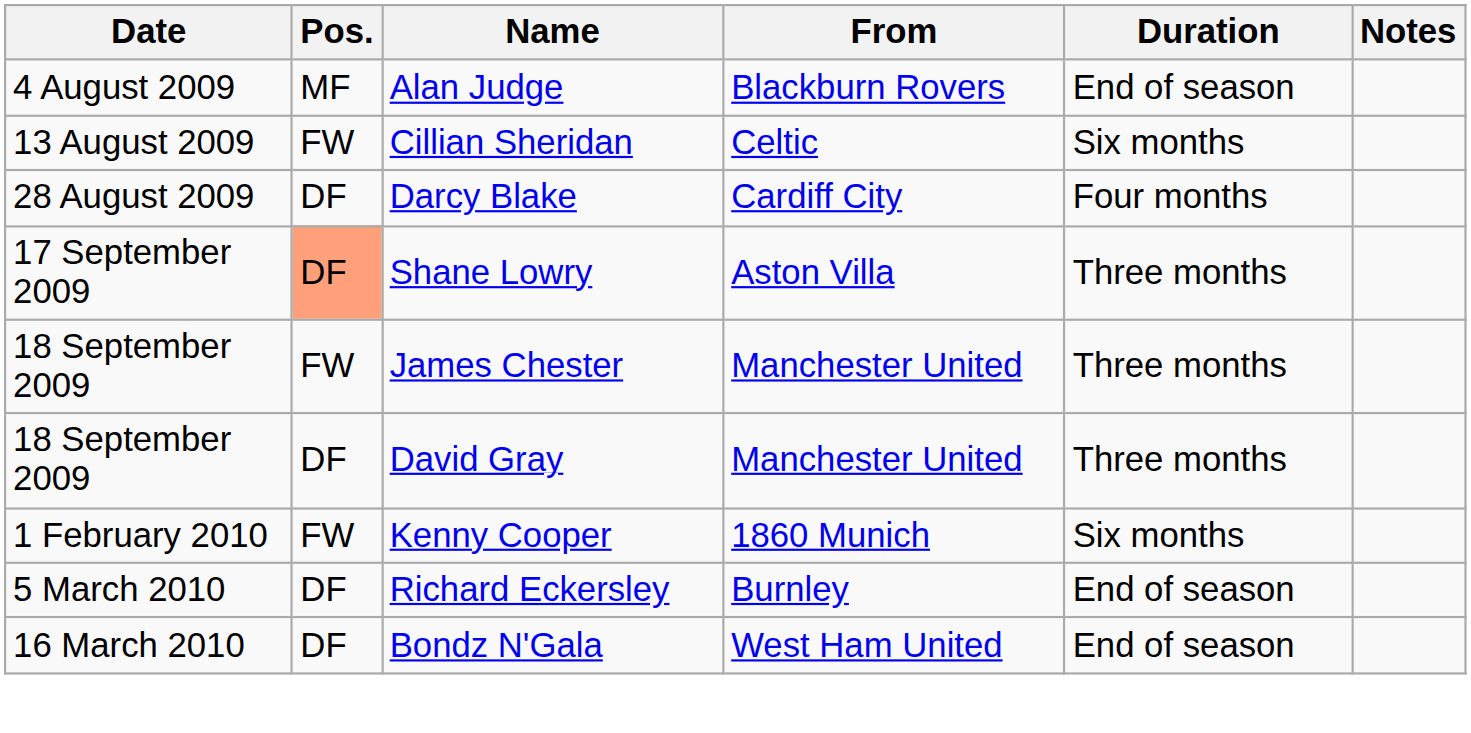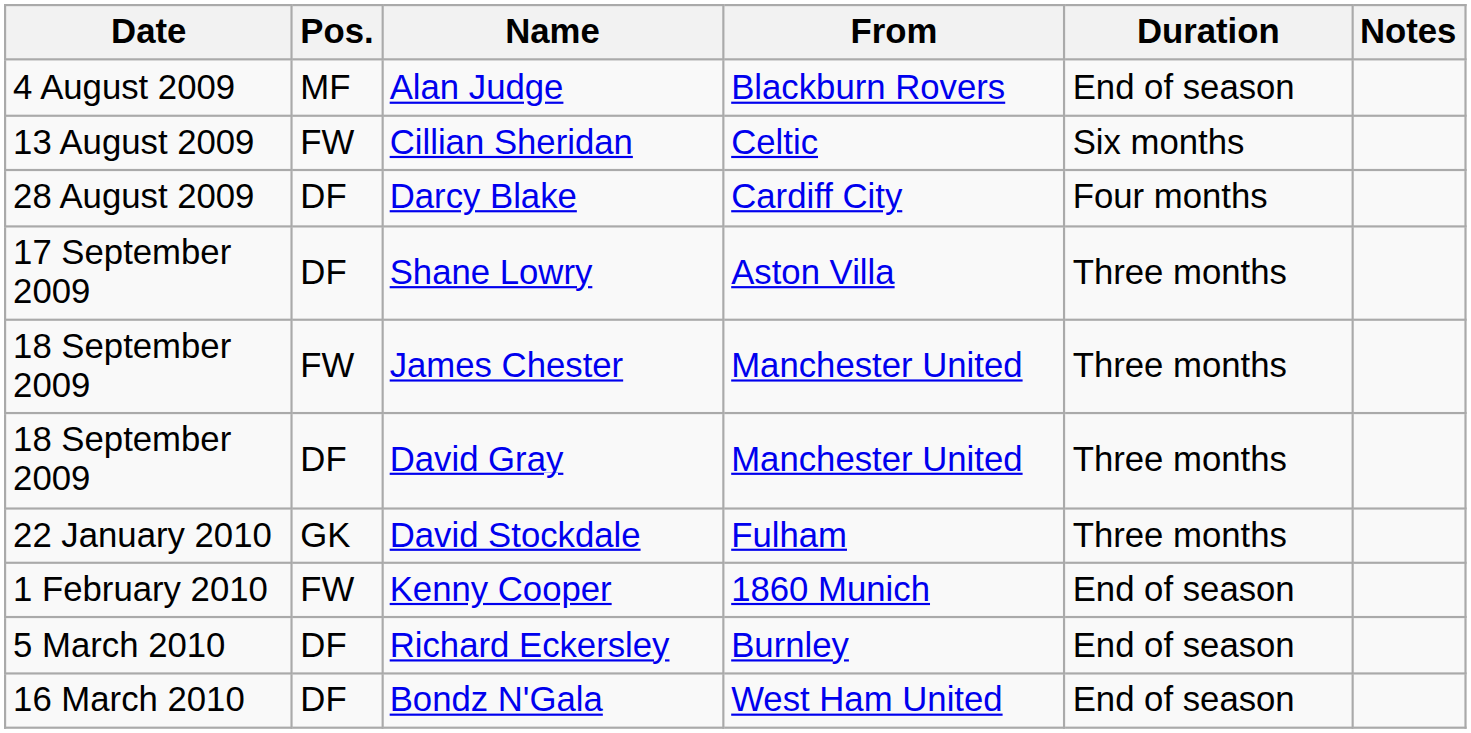(323, 271) lightsalmon background -> (323, 271) no background
+ row: (515, 534)
(1159, 534) Six months -> (1184, 589) End of season
